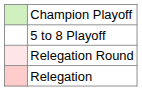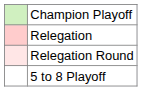rows swapped: (68, 35) <-> (61, 76)
